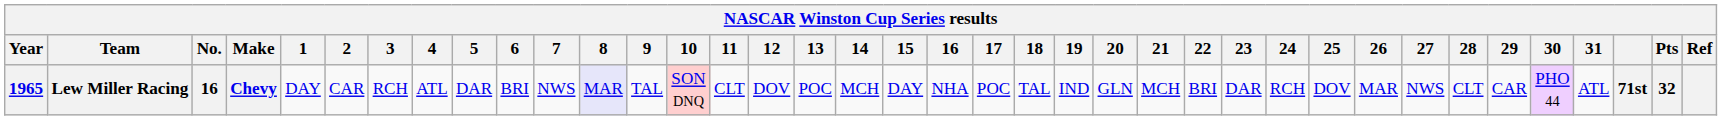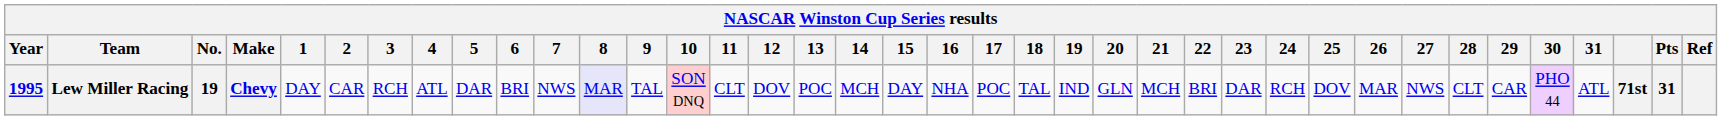(26, 89) 1965 -> (26, 89) 1995
(209, 89) 16 -> (209, 89) 19
(1667, 89) 32 -> (1667, 89) 31
